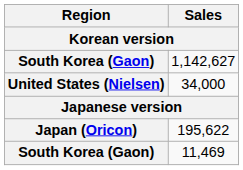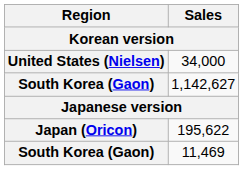rows swapped: (203, 61) <-> (203, 84)
